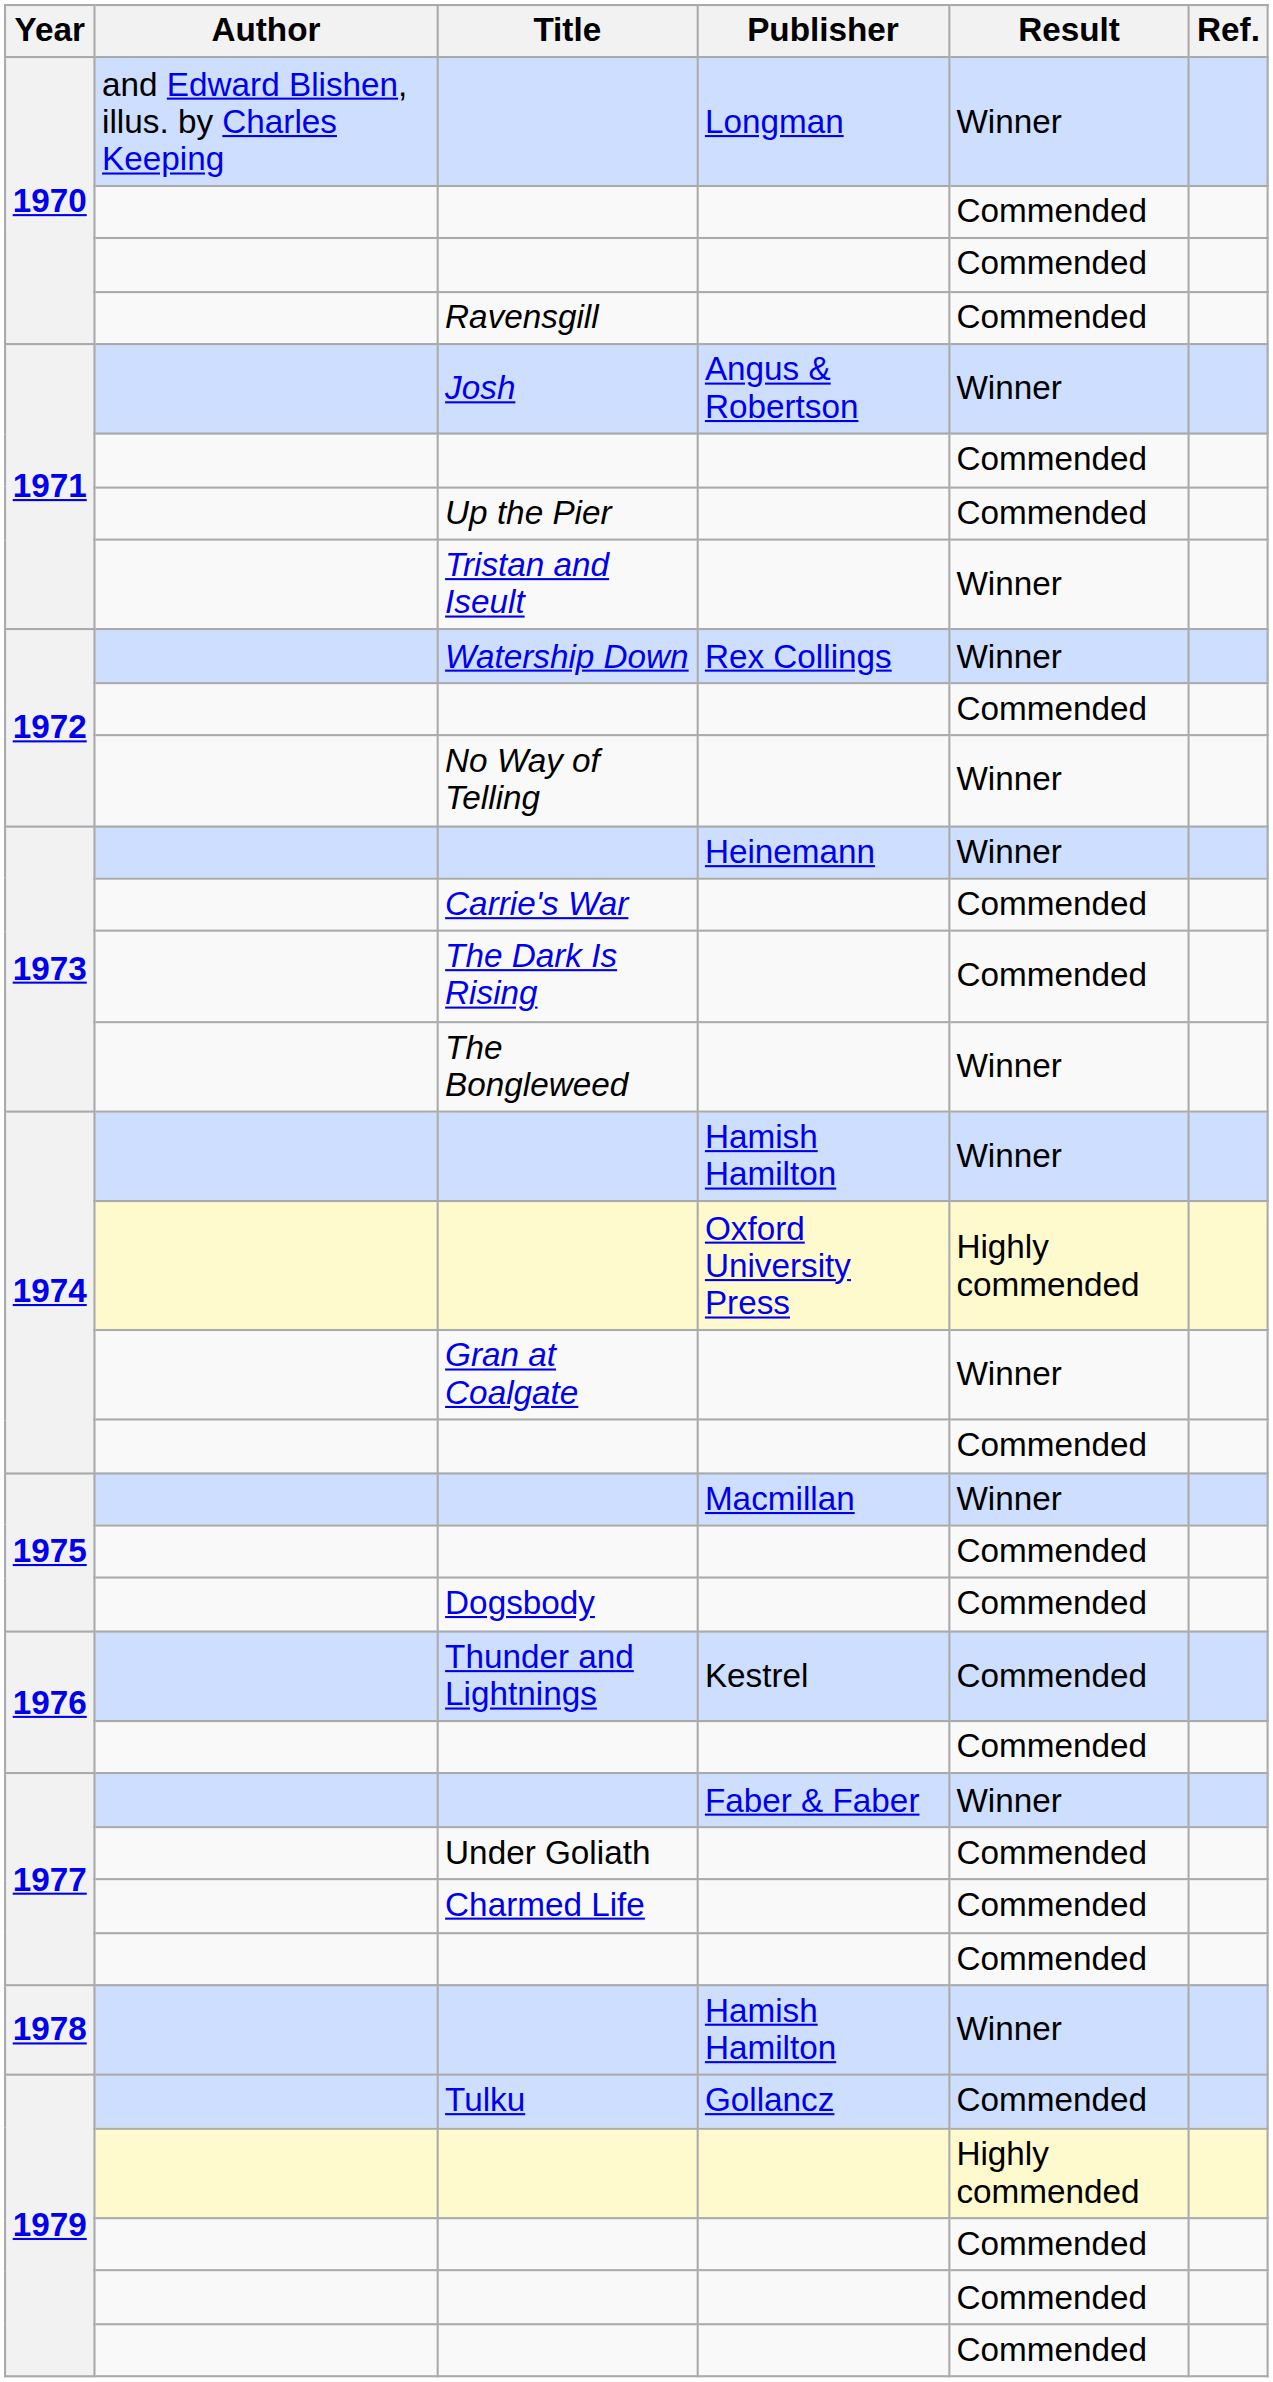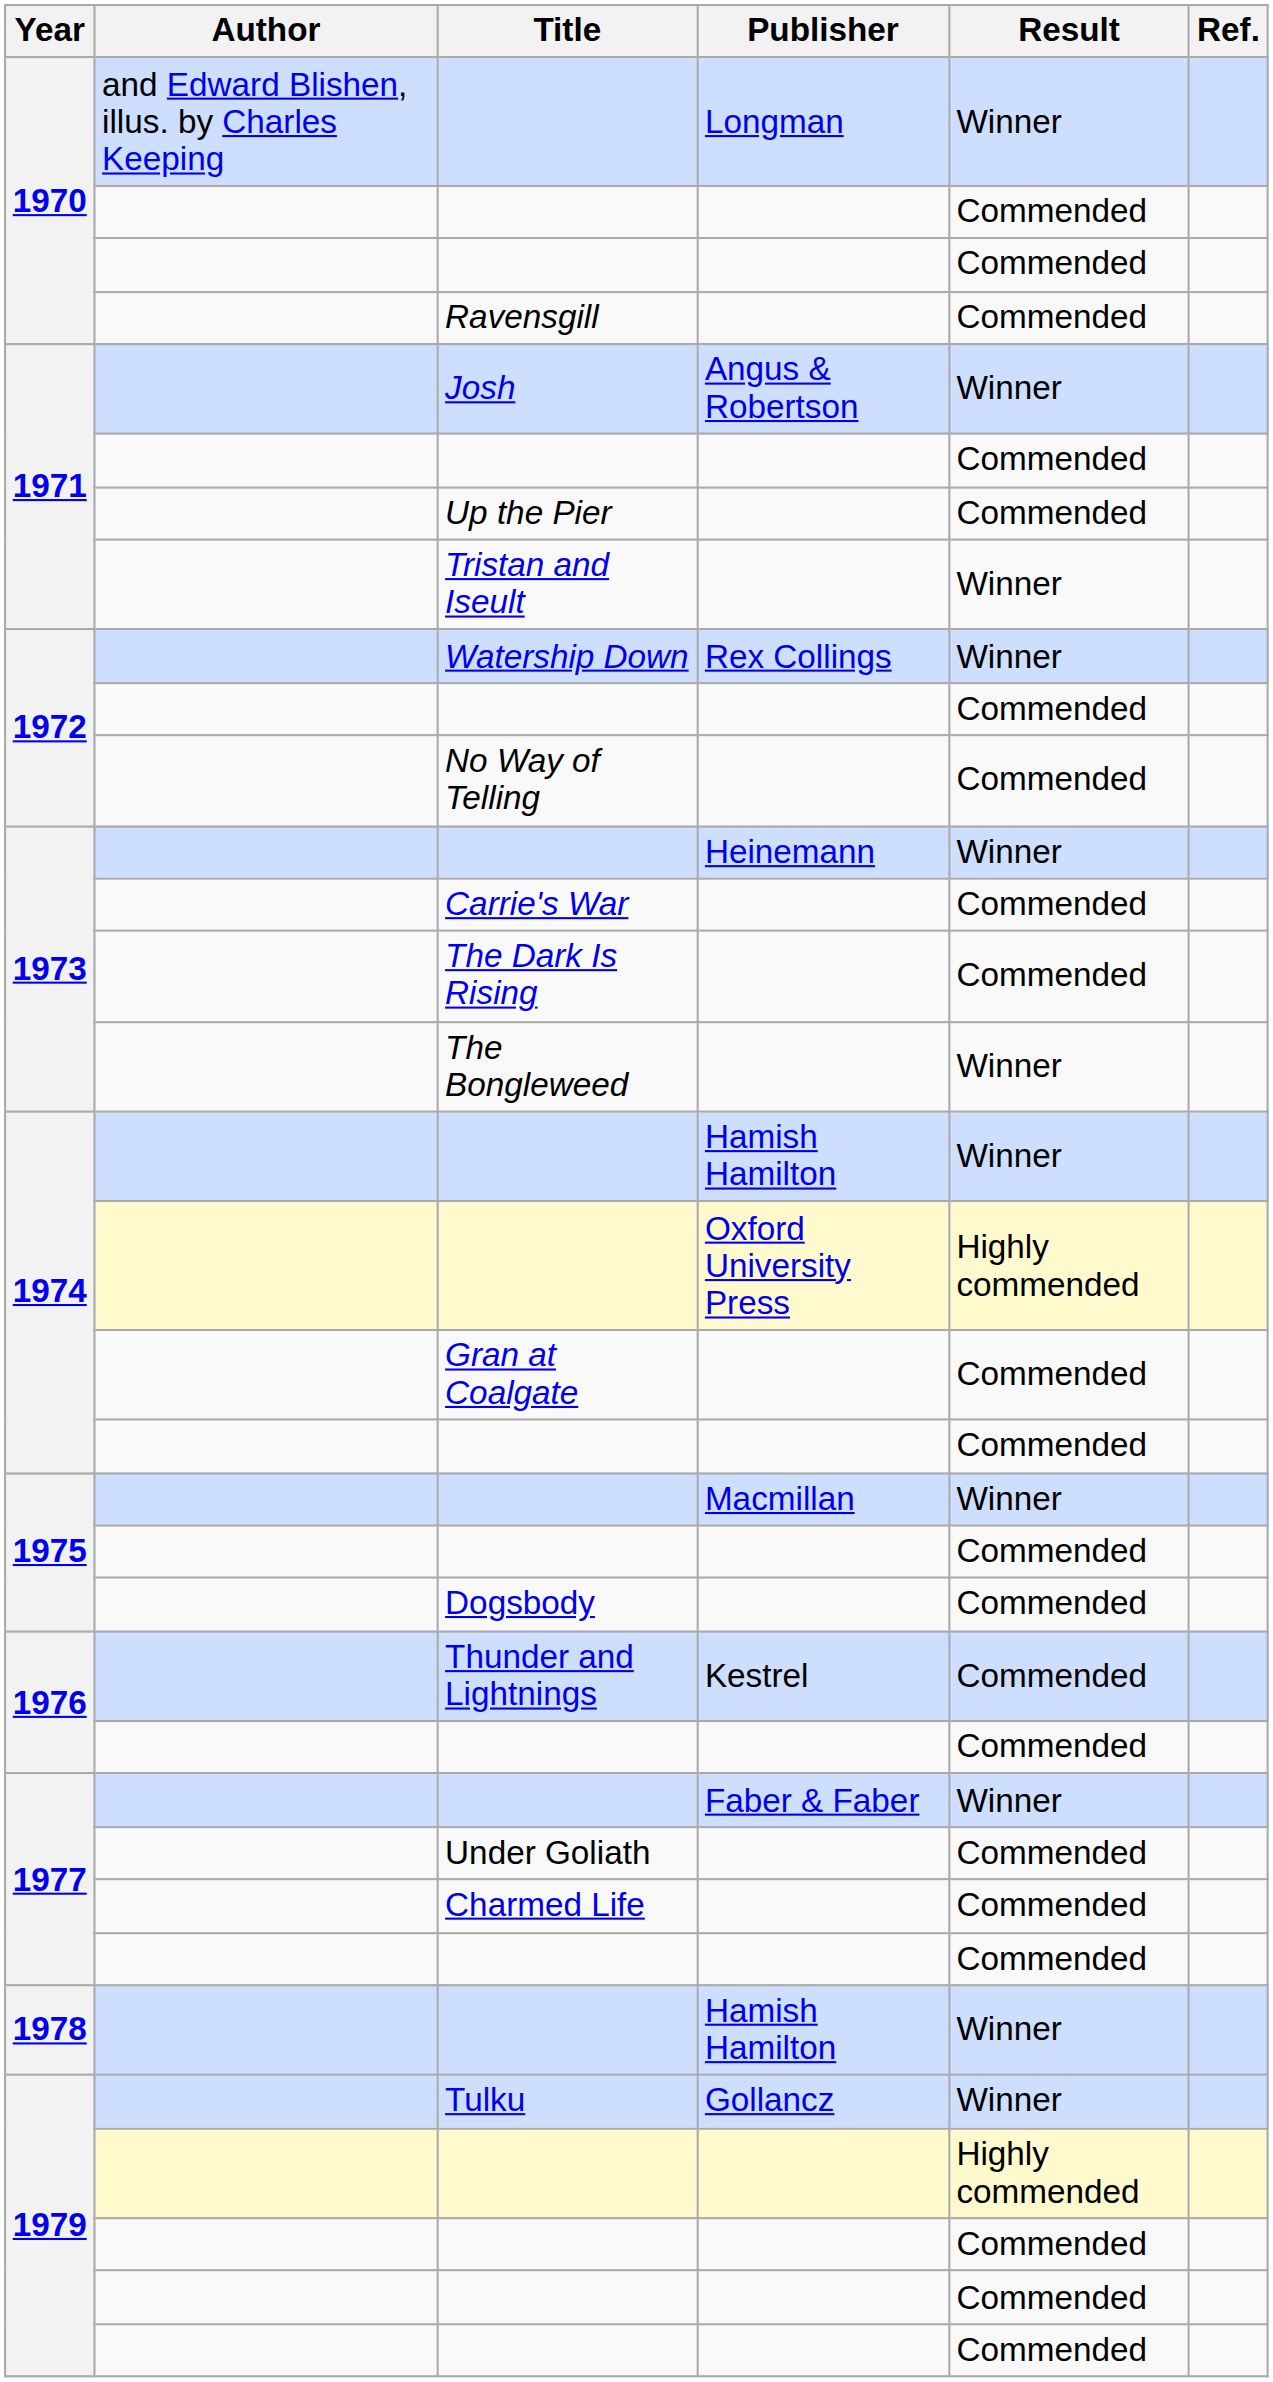(1009, 779) Winner -> (1052, 779) Commended
(1009, 1374) Winner -> (1052, 1374) Commended
(1052, 2101) Commended -> (1009, 2101) Winner
